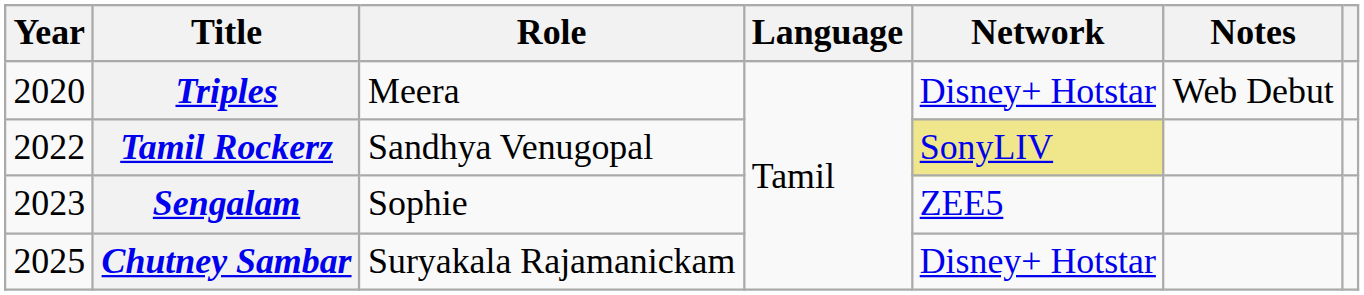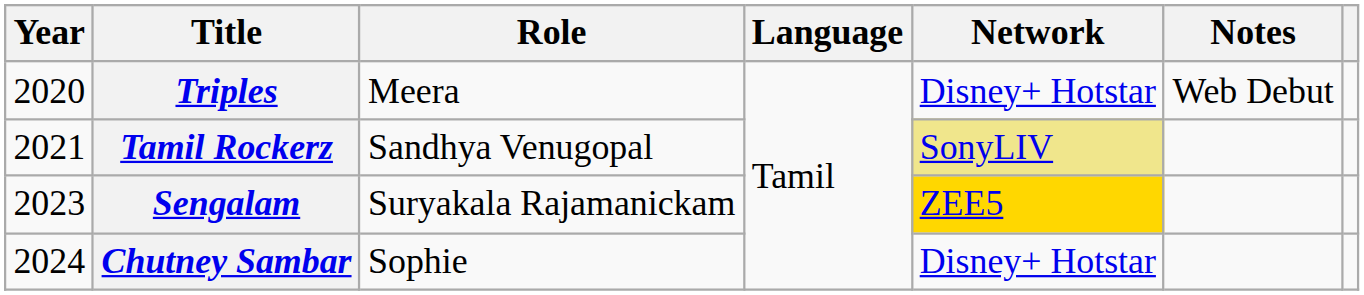(49, 146) 2022 -> (49, 146) 2021
(418, 203) Sophie -> (552, 203) Suryakala Rajamanickam
(962, 203) no background -> (962, 203) gold background
(49, 260) 2025 -> (49, 260) 2024
(552, 260) Suryakala Rajamanickam -> (418, 260) Sophie
